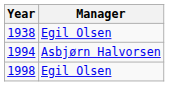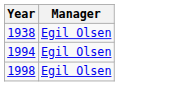(101, 52) Asbjørn Halvorsen -> (76, 52) Egil Olsen
